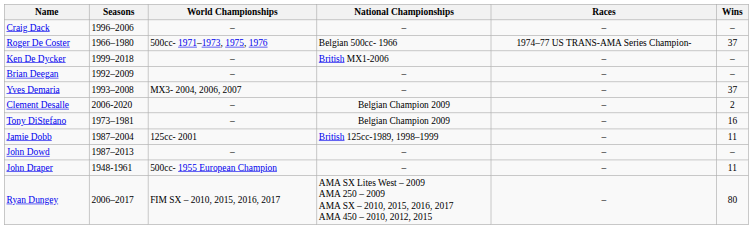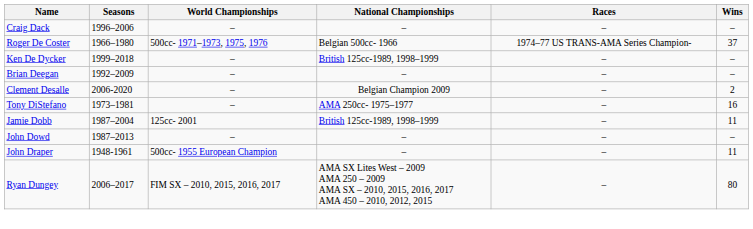(354, 59) British MX1-2006 -> (379, 59) British 125cc-1989, 1998–1999
- row: (33, 90)
(404, 121) Belgian Champion 2009 -> (366, 105) AMA 250cc- 1975–1977
